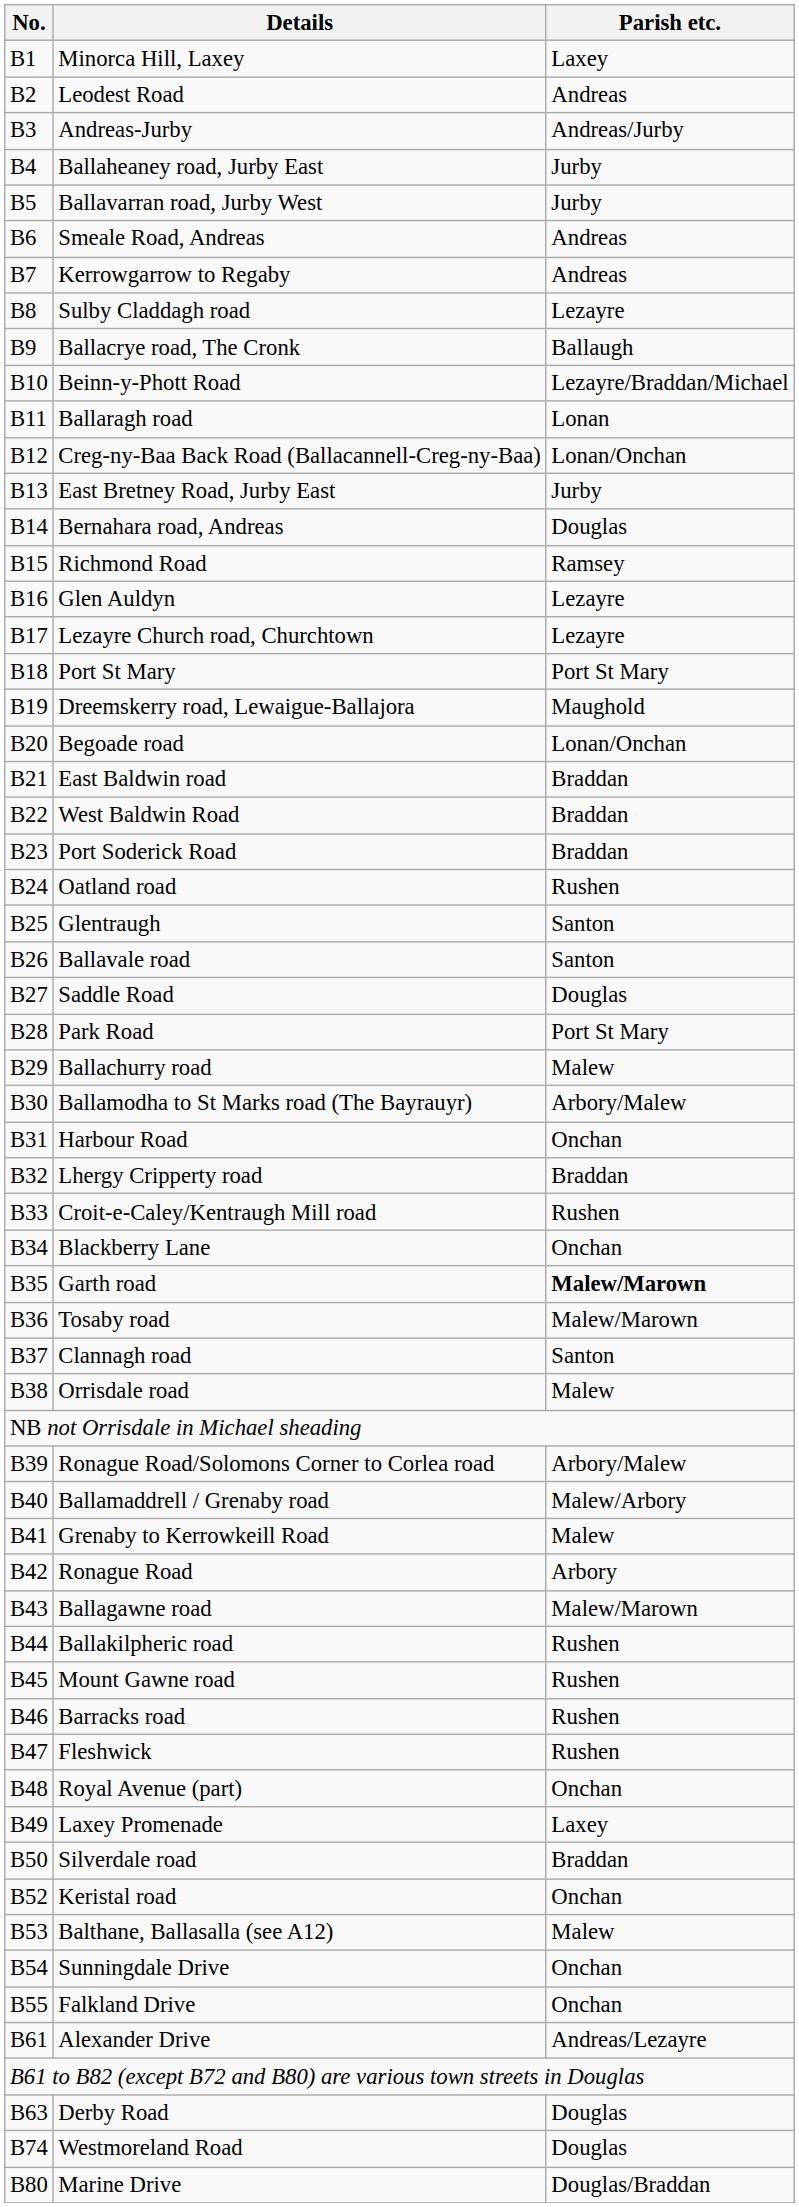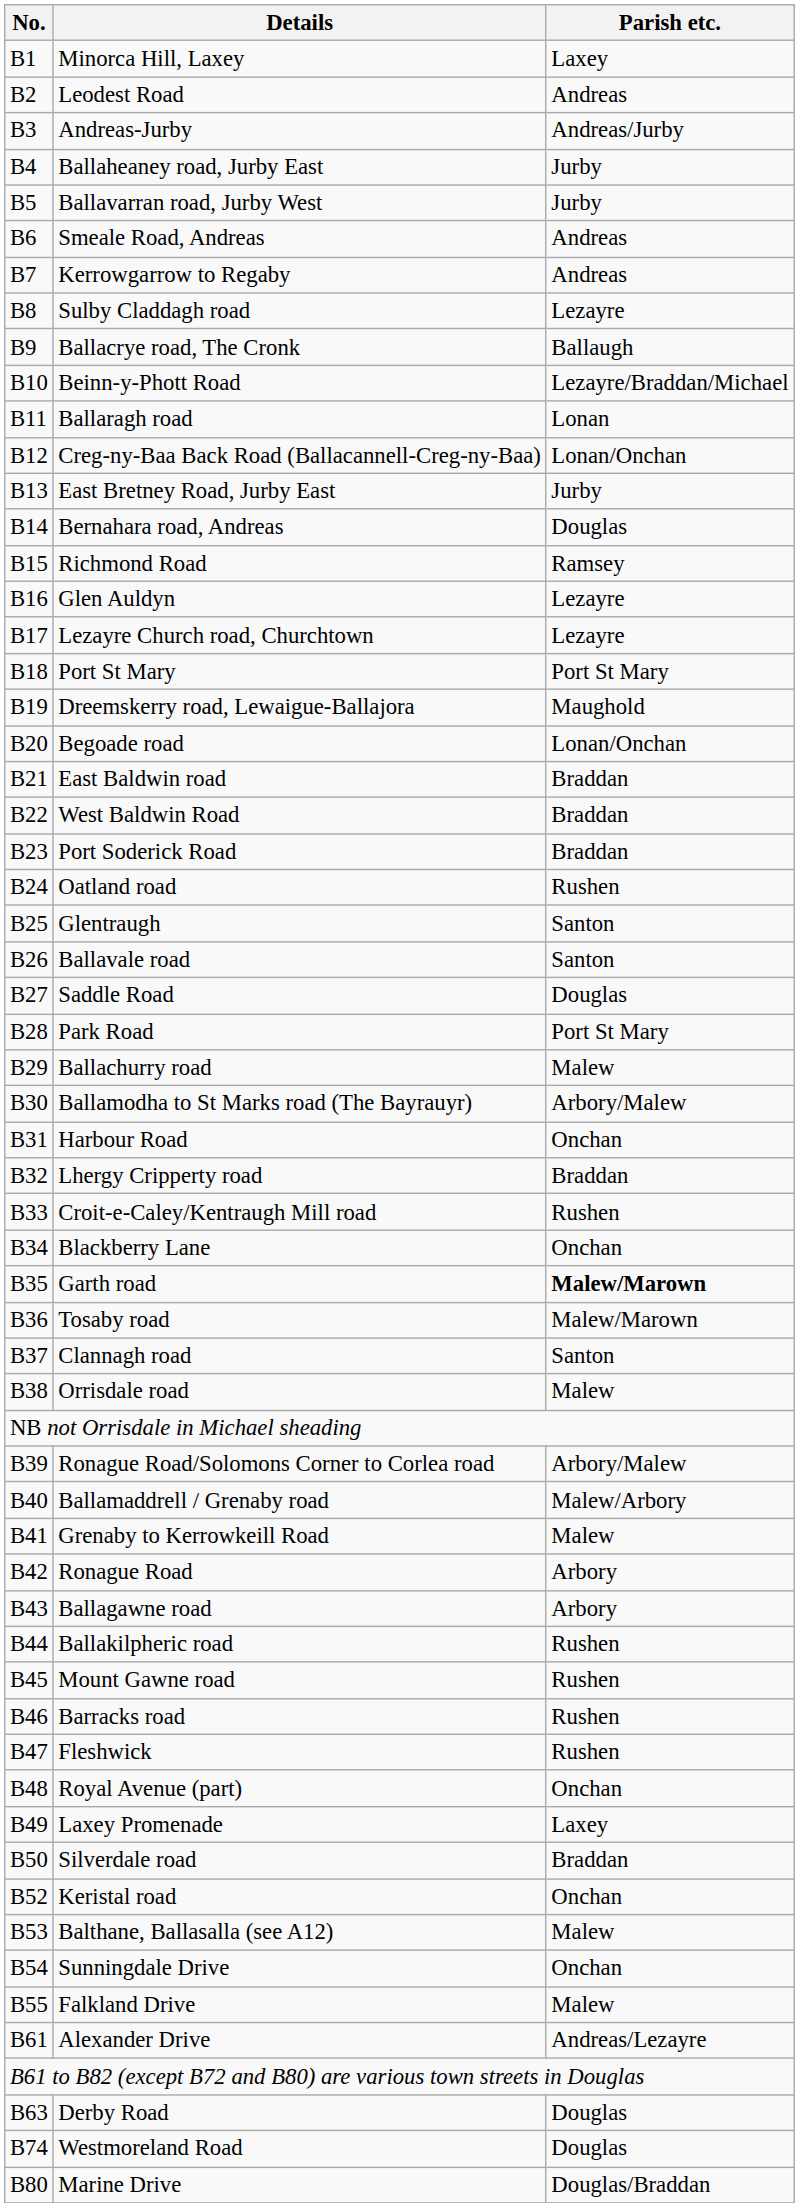(625, 1607) Malew/Marown -> (584, 1607) Arbory
(587, 2004) Onchan -> (583, 2004) Malew
